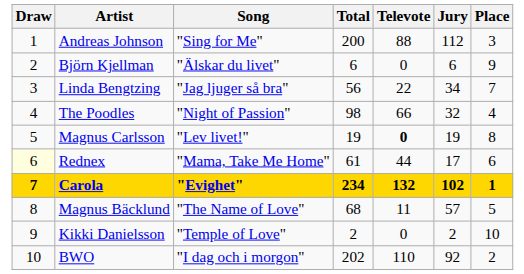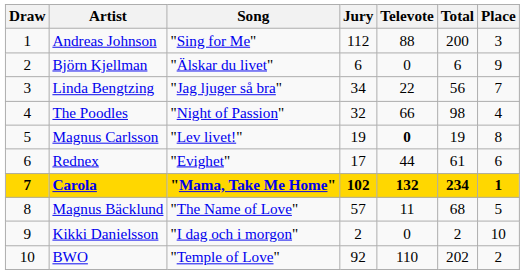columns swapped: (453, 16) <-> (353, 16)
(34, 161) lightyellow background -> (27, 161) no background
(253, 161) "Mama, Take Me Home" -> (200, 161) "Evighet"
(210, 185) "Evighet" -> (253, 185) "Mama, Take Me Home"
(231, 233) "Temple of Love" -> (234, 233) "I dag och i morgon"
(241, 257) "I dag och i morgon" -> (225, 257) "Temple of Love"
